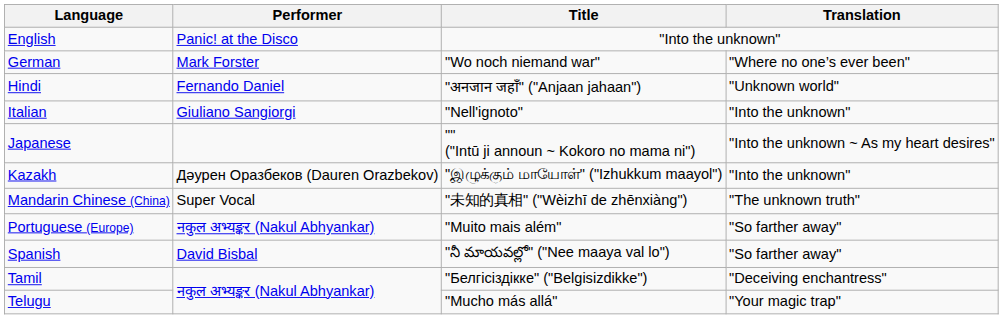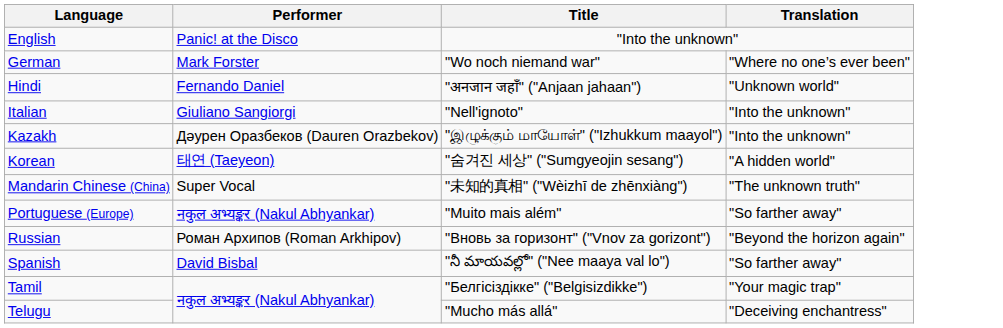- row: (39, 143)
+ row: (31, 161)
+ row: (34, 238)
(808, 278) "Deceiving enchantress" -> (785, 288) "Your magic trap"
(785, 301) "Your magic trap" -> (808, 311) "Deceiving enchantress"
